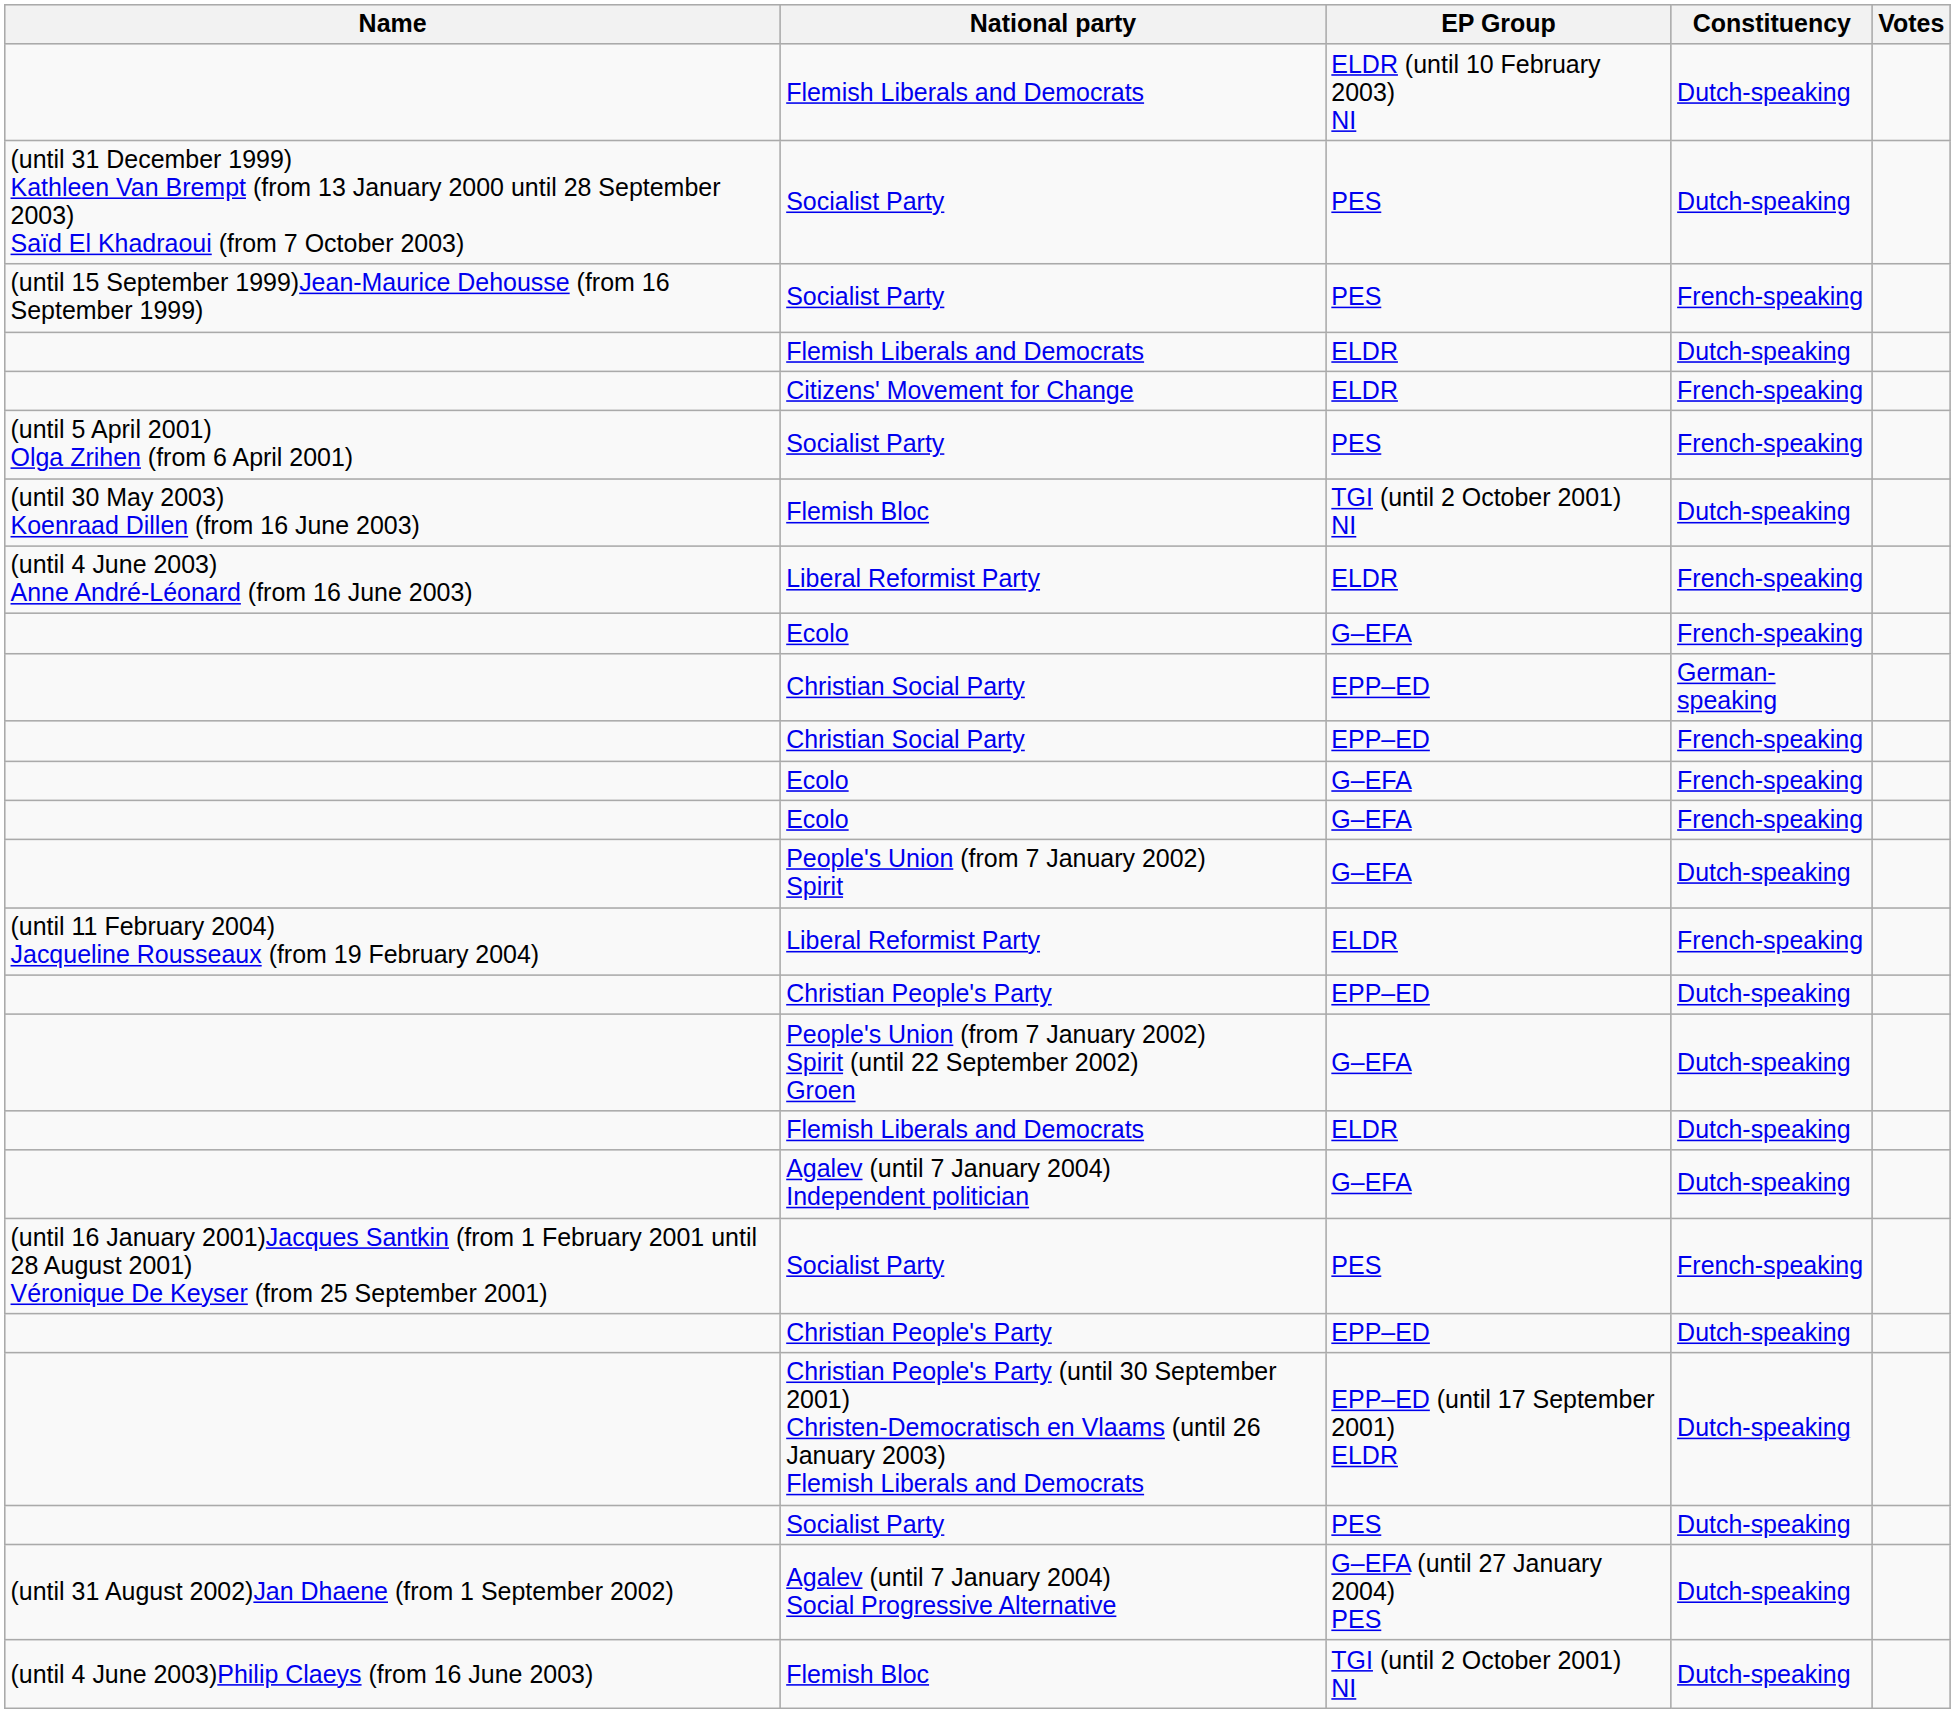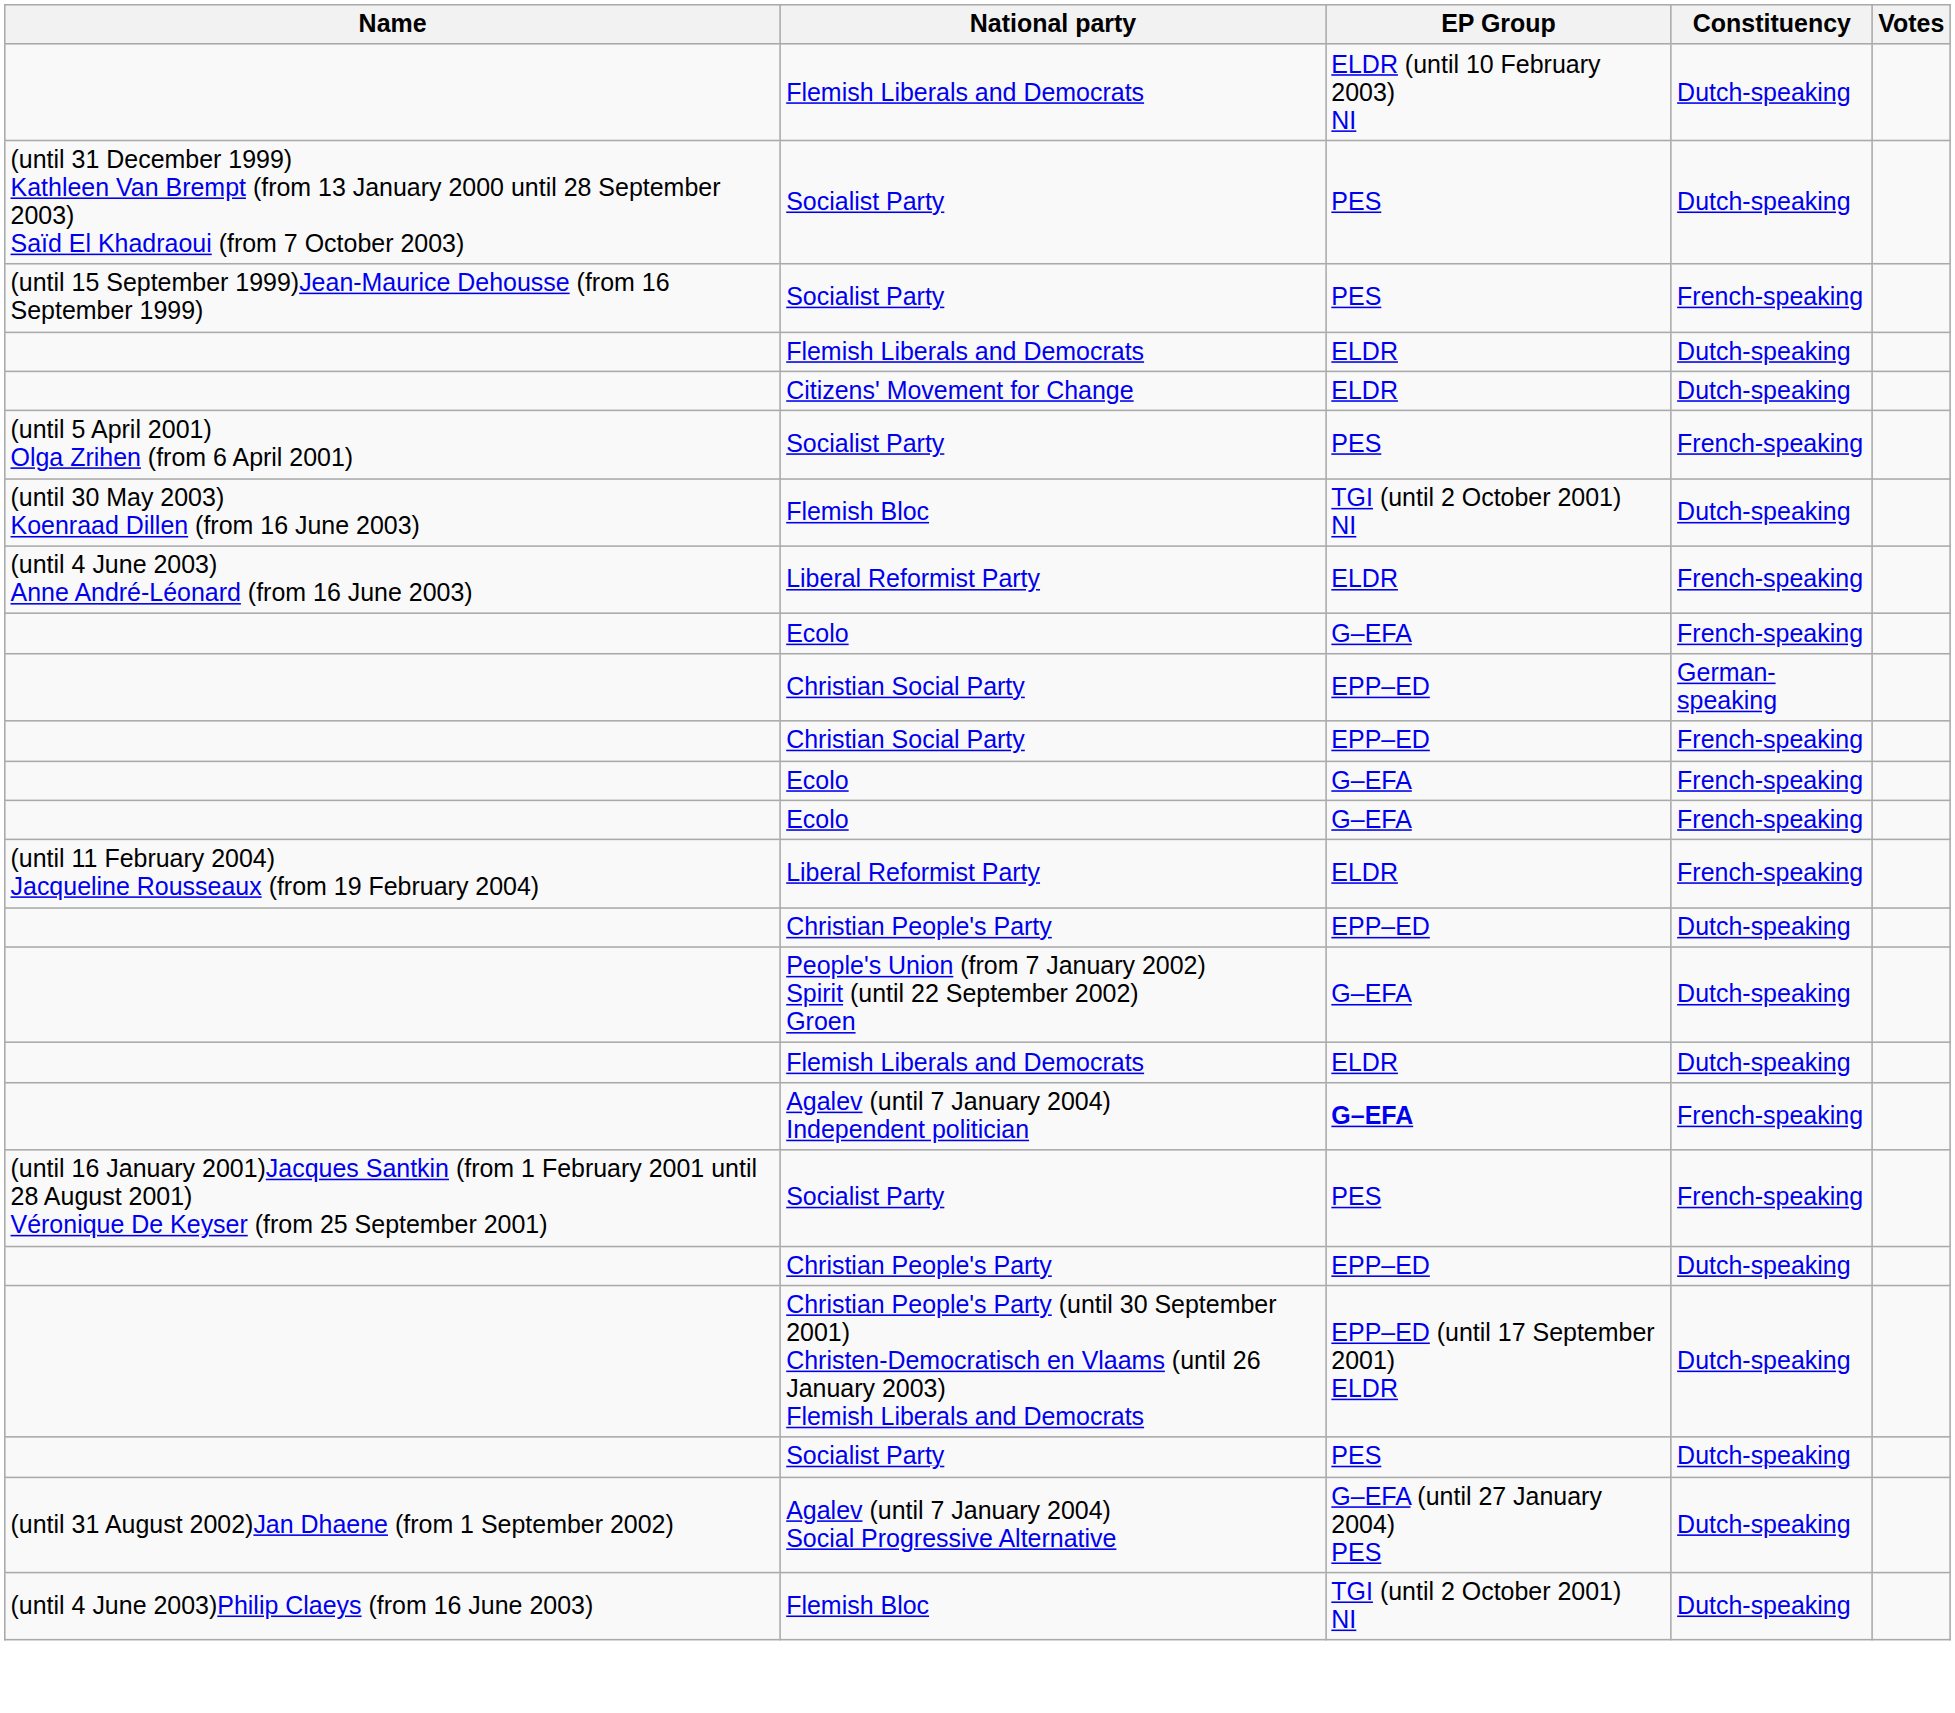(1770, 390) French-speaking -> (1764, 390) Dutch-speaking
- row: (393, 874)
(1372, 1183) normal -> (1372, 1115) bold
(1764, 1183) Dutch-speaking -> (1770, 1115) French-speaking
